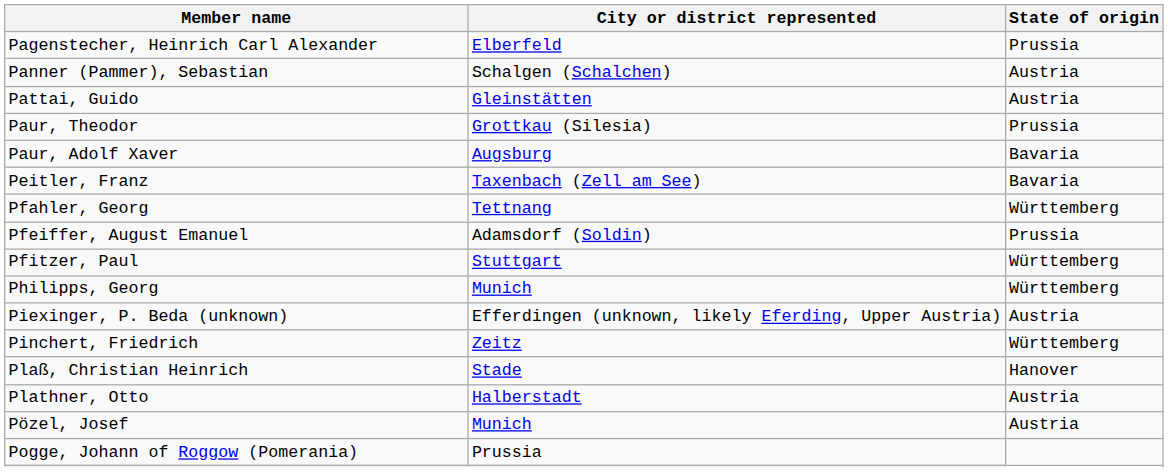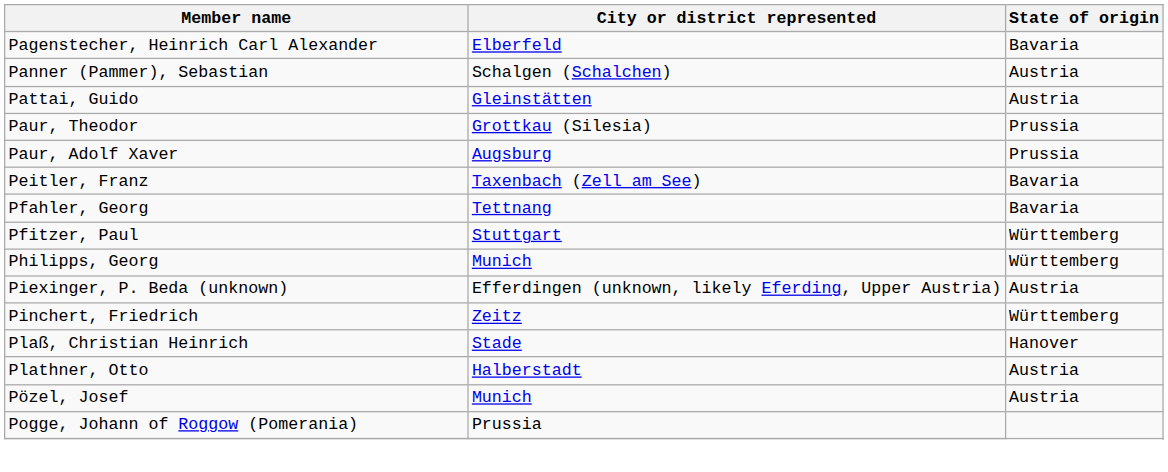(1044, 45) Prussia -> (1044, 45) Bavaria
(1044, 154) Bavaria -> (1044, 154) Prussia
(1064, 208) Württemberg -> (1044, 208) Bavaria
- row: (128, 235)
